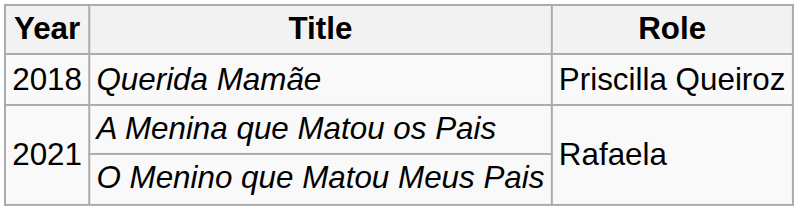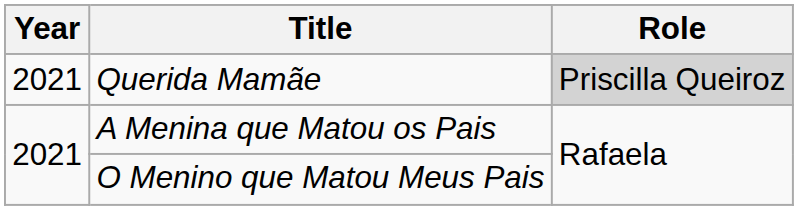(47, 79) 2018 -> (47, 79) 2021
(672, 79) no background -> (672, 79) lightgrey background
